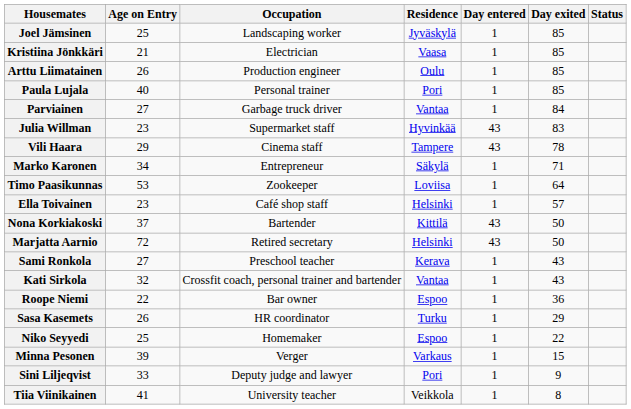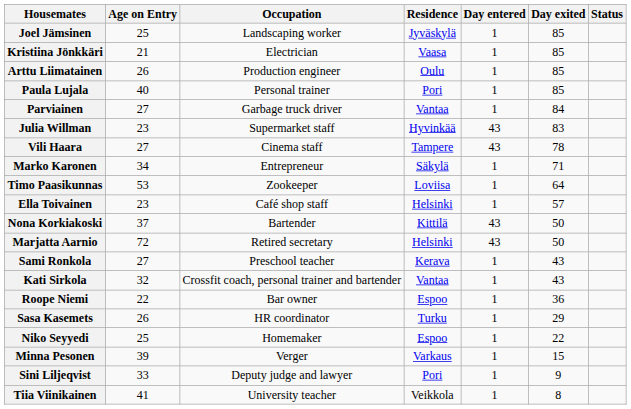(143, 147) 29 -> (143, 147) 27
